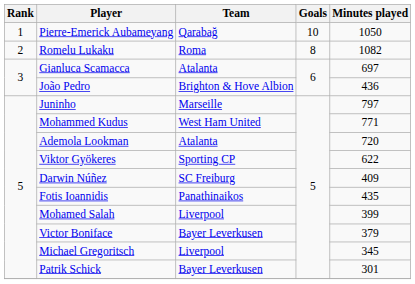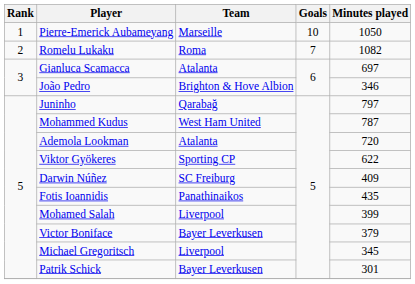(198, 31) Qarabağ -> (200, 31) Marseille
(313, 50) 8 -> (313, 50) 7
(370, 86) 436 -> (370, 86) 346
(200, 104) Marseille -> (198, 104) Qarabağ
(370, 123) 771 -> (370, 123) 787
